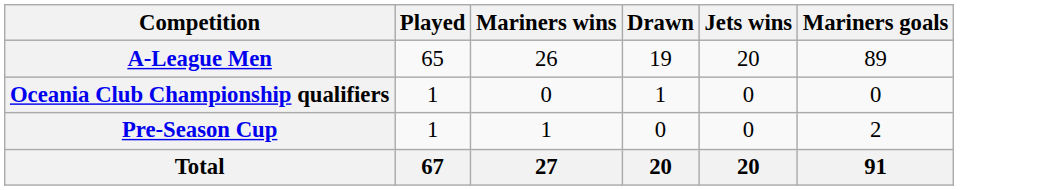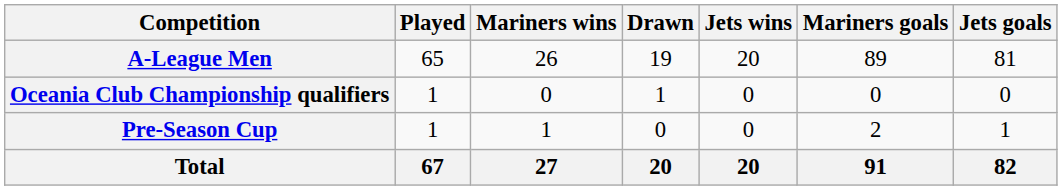+ column: (1005, 22)
